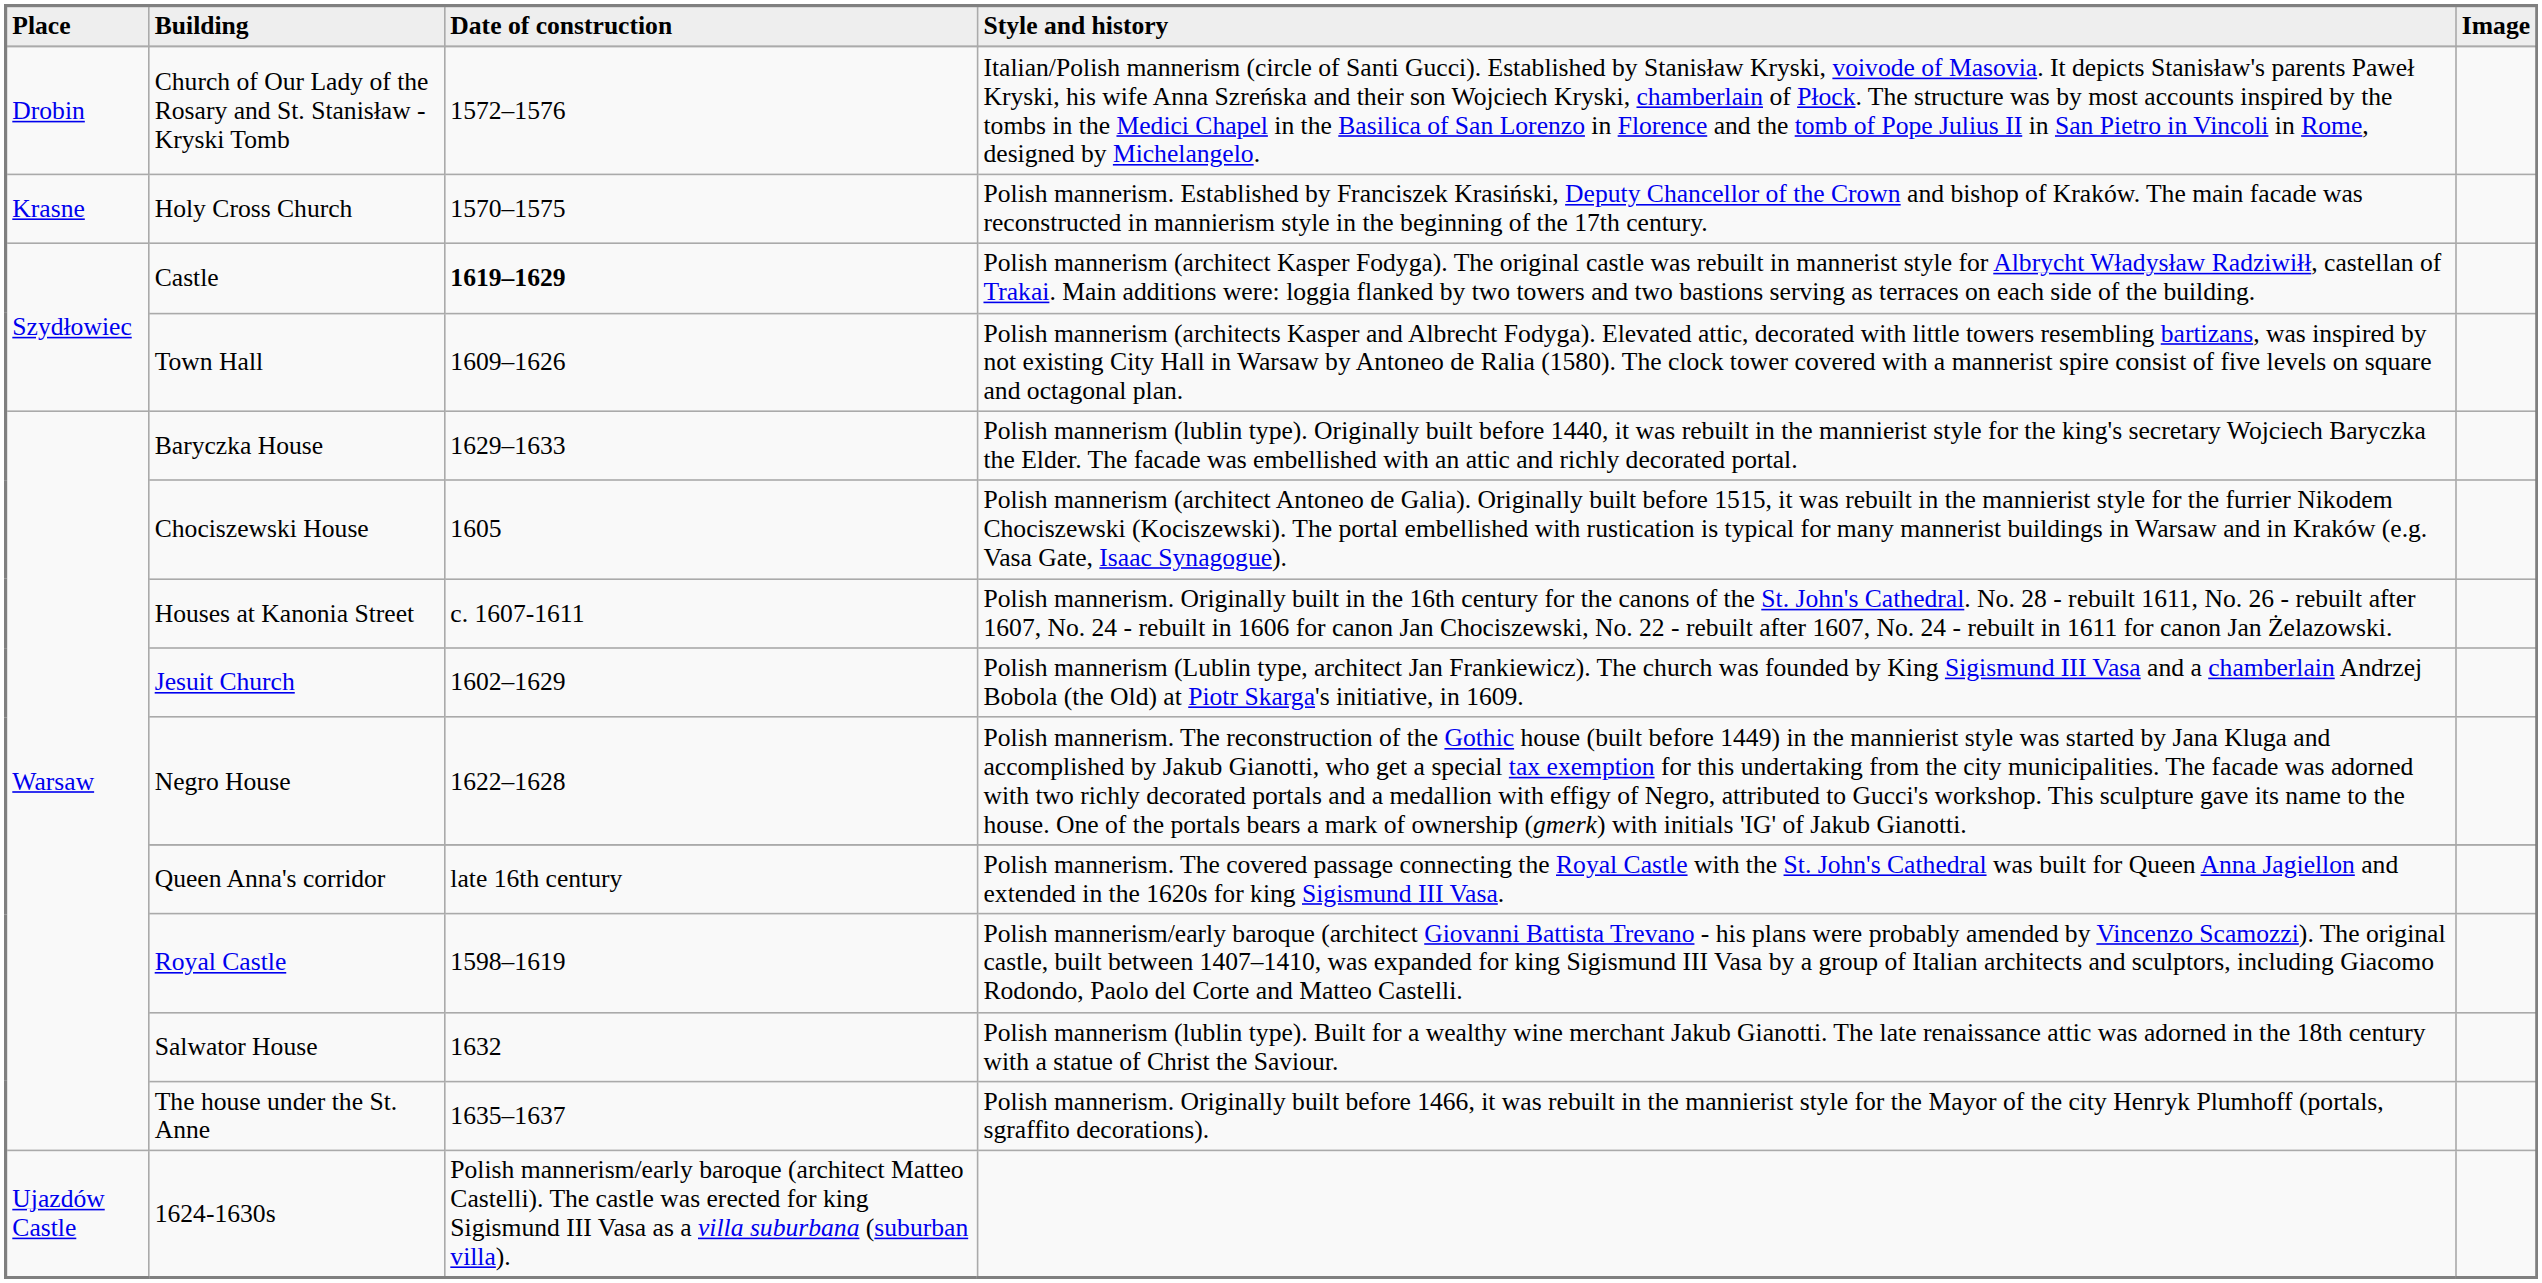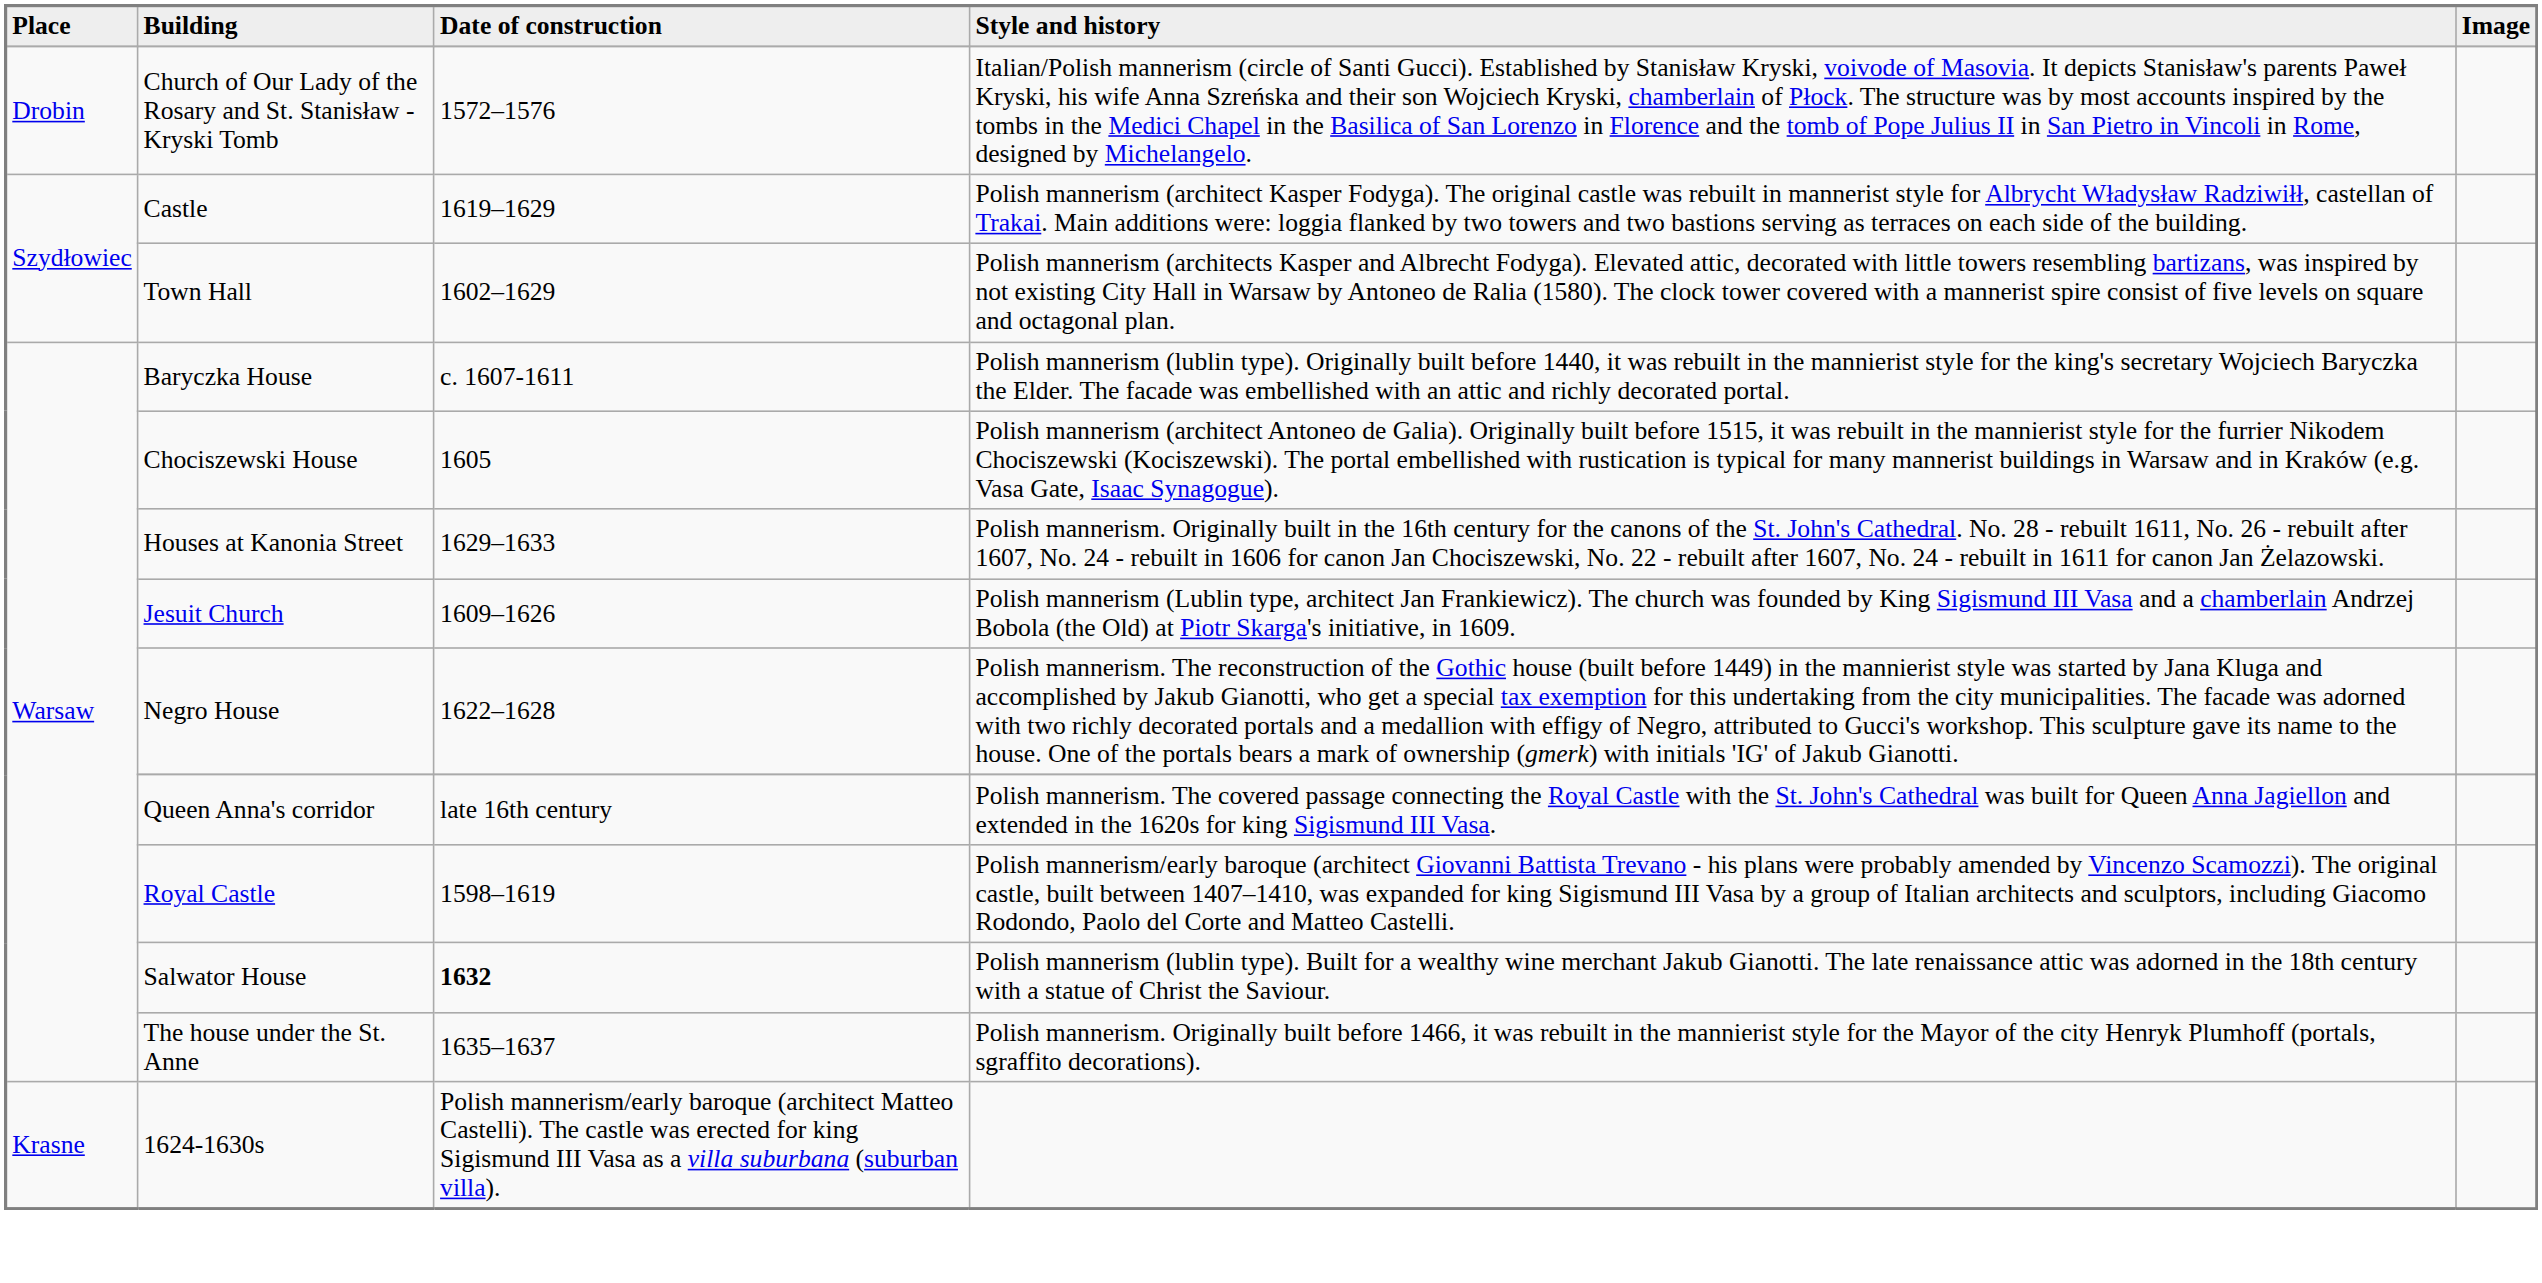- row: (254, 208)
(508, 277) bold -> (498, 208) normal
(508, 361) 1609–1626 -> (498, 292) 1602–1629
(508, 445) 1629–1633 -> (507, 376) c. 1607-1611
(517, 613) c. 1607-1611 -> (498, 543) 1629–1633
(508, 682) 1602–1629 -> (498, 613) 1609–1626
(476, 1046) normal -> (466, 977) bold
(59, 1214) Ujazdów Castle -> (49, 1144) Krasne
